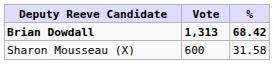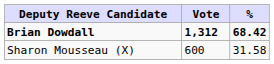(201, 32) 1,313 -> (201, 32) 1,312
